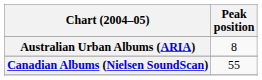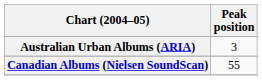(234, 46) 8 -> (234, 46) 3
